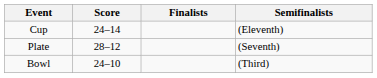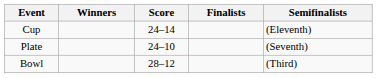+ column: (97, 13)
(107, 47) 28–12 -> (162, 47) 24–10
(107, 64) 24–10 -> (162, 64) 28–12
